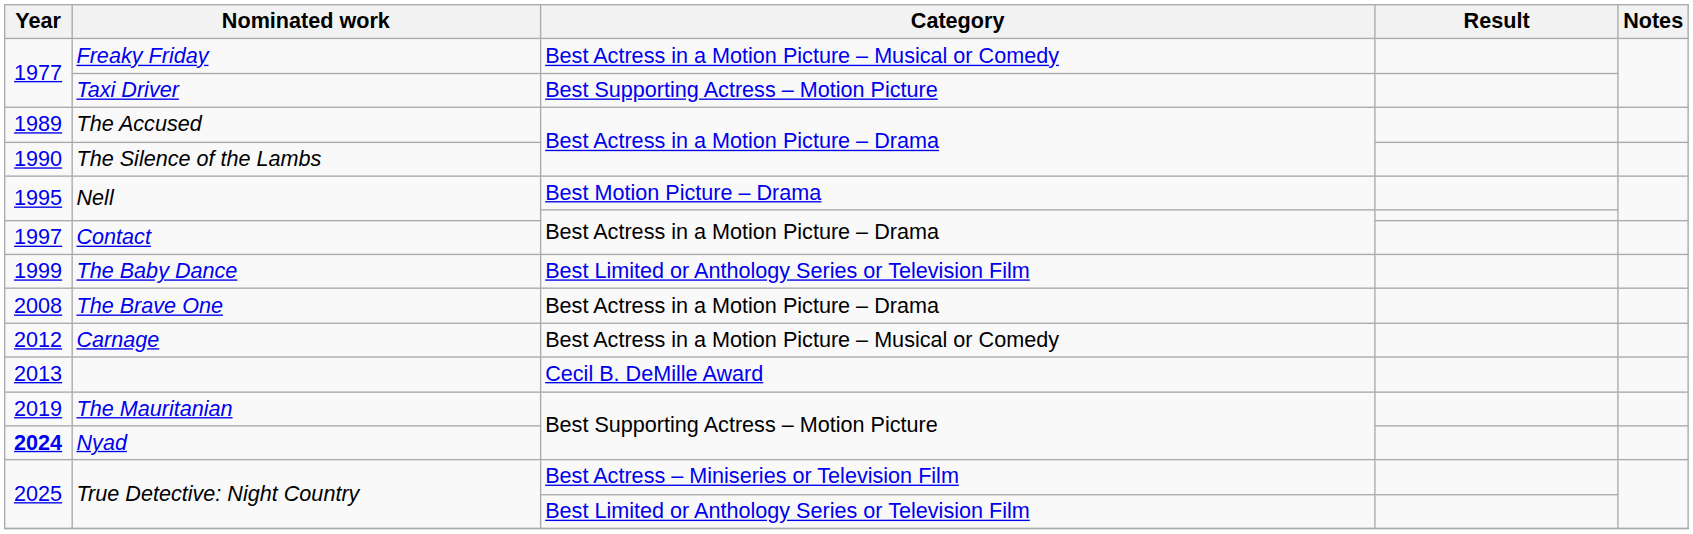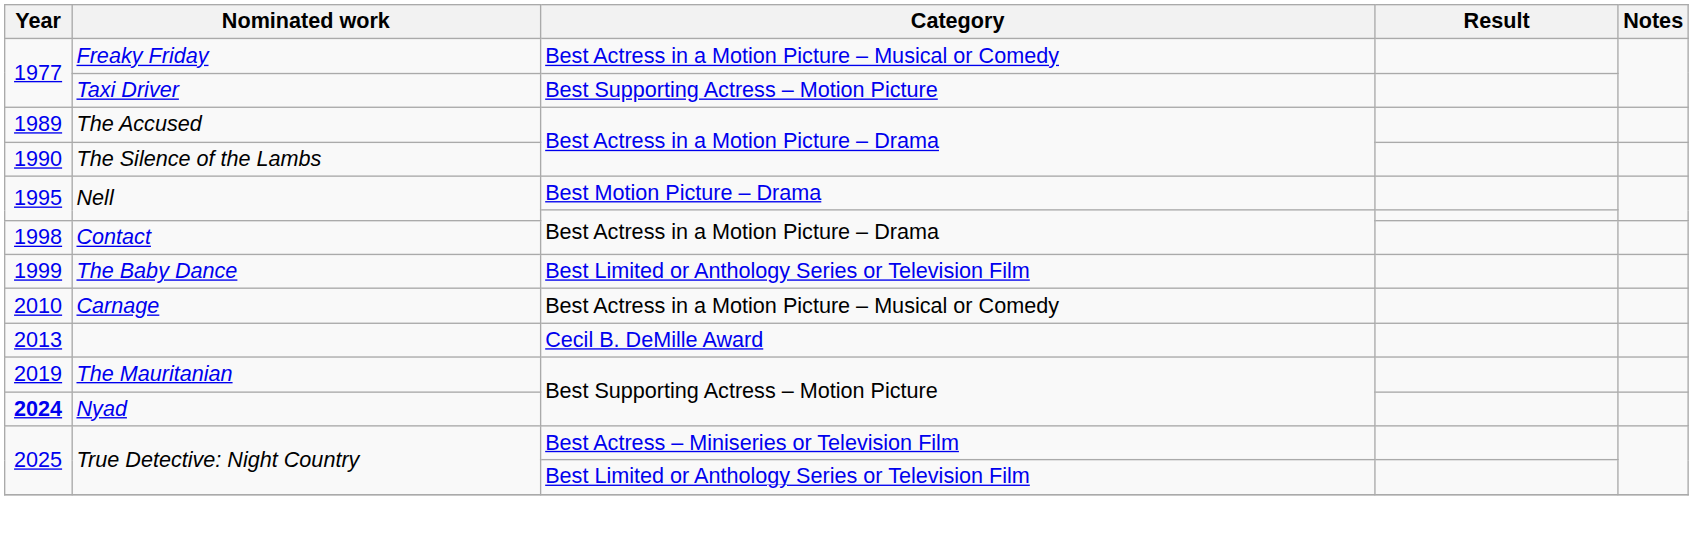(38, 237) 1997 -> (38, 237) 1998
- row: (150, 305)
(38, 339) 2012 -> (38, 305) 2010
